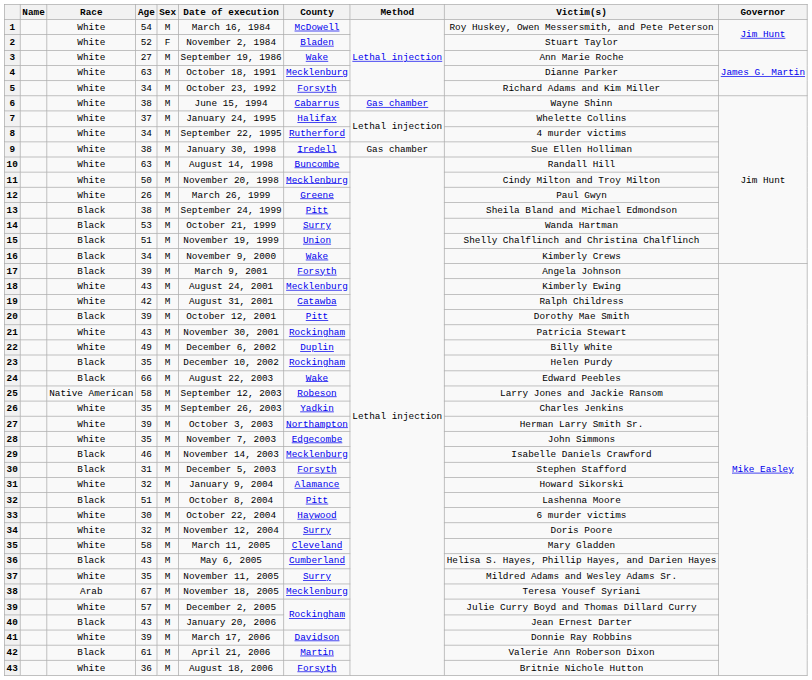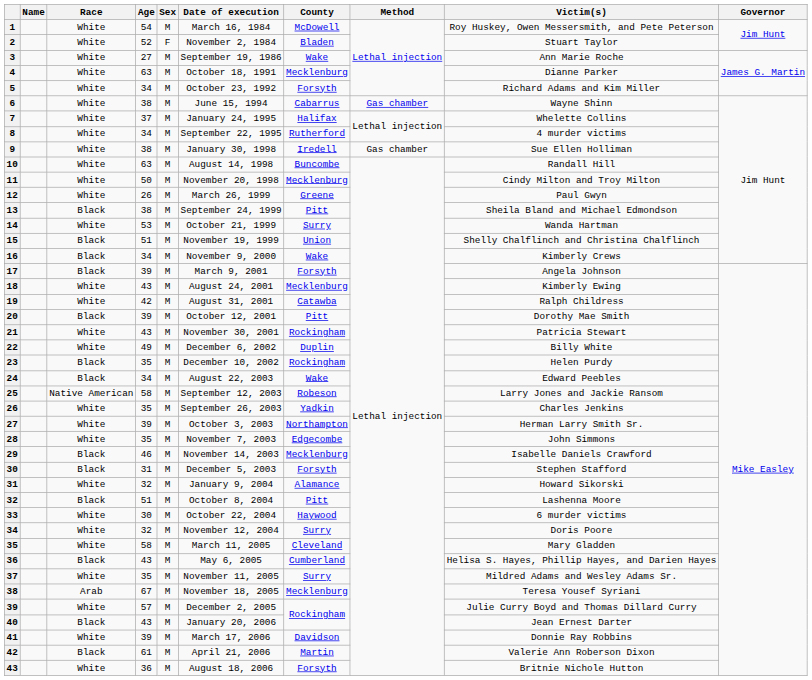(91, 226) Black -> (91, 226) White
(146, 378) 66 -> (146, 378) 34
